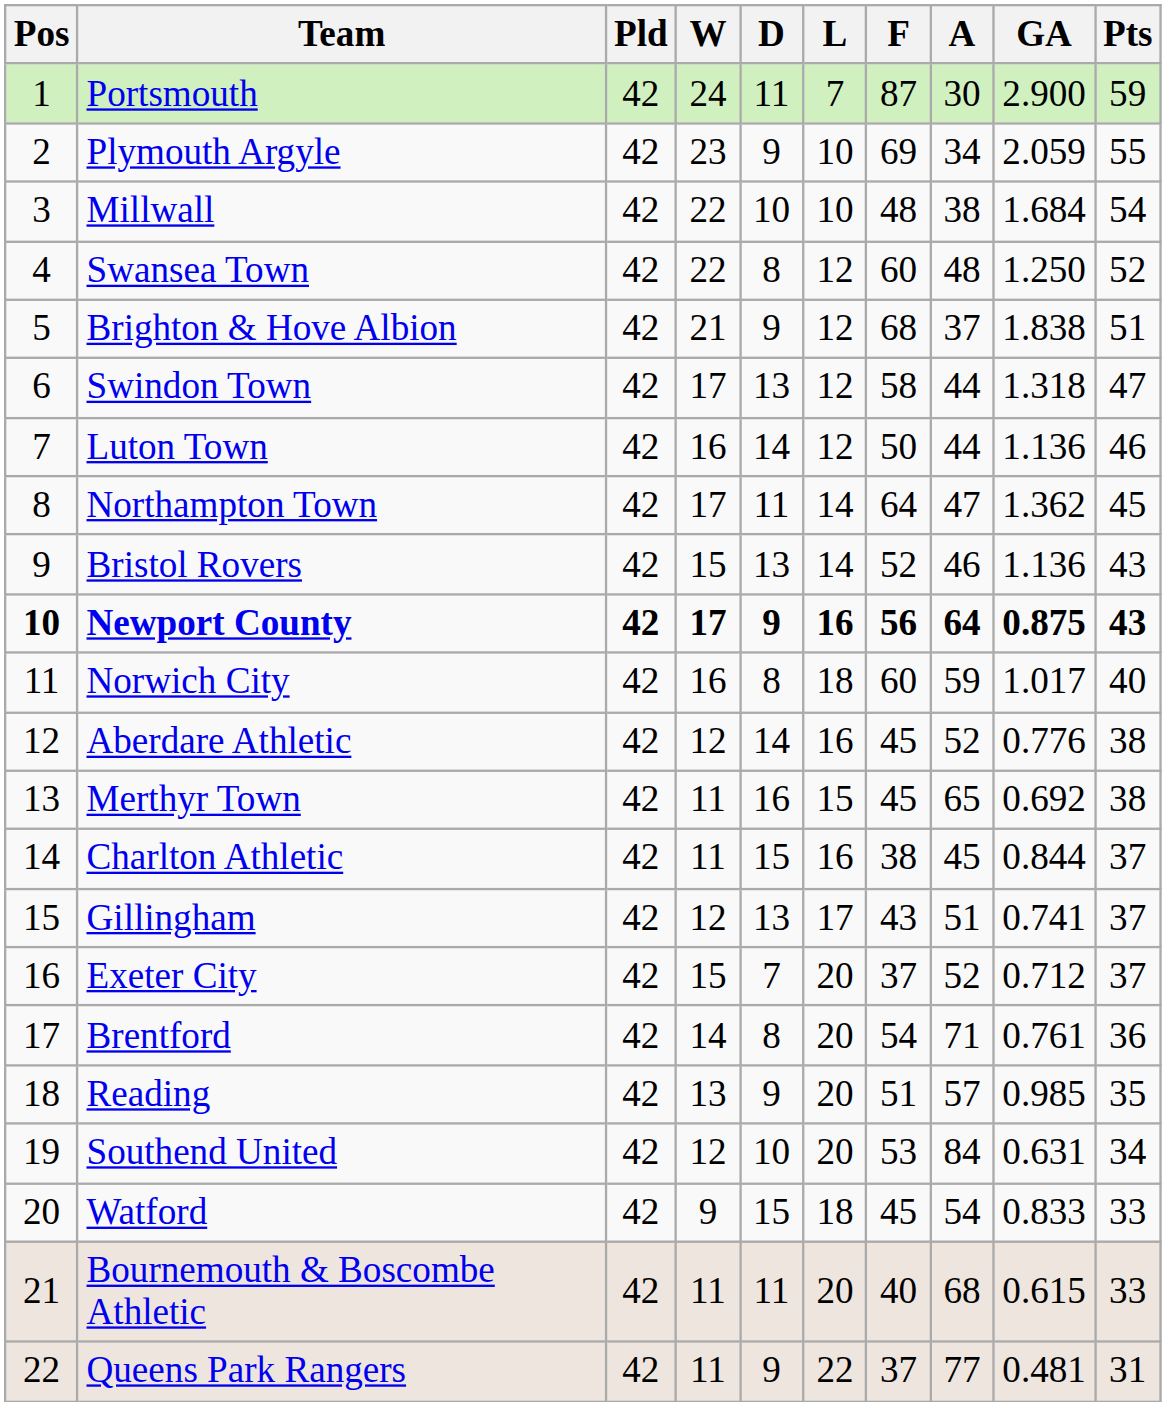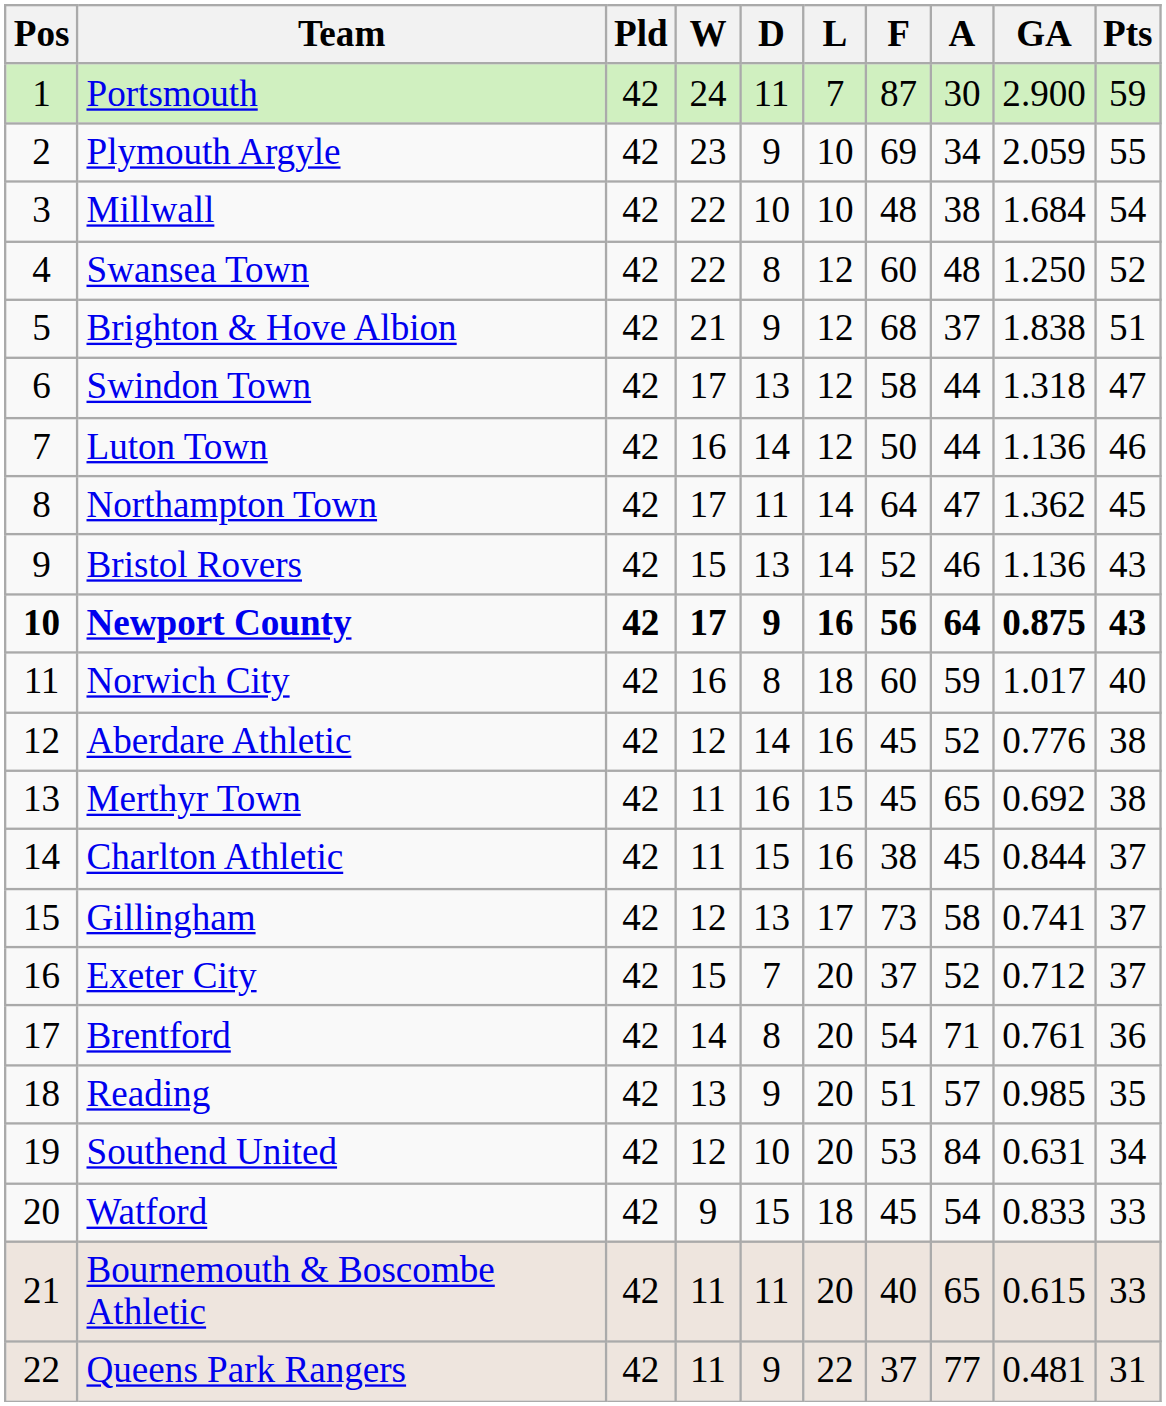(899, 916) 43 -> (899, 916) 73
(962, 916) 51 -> (962, 916) 58
(962, 1291) 68 -> (962, 1291) 65
